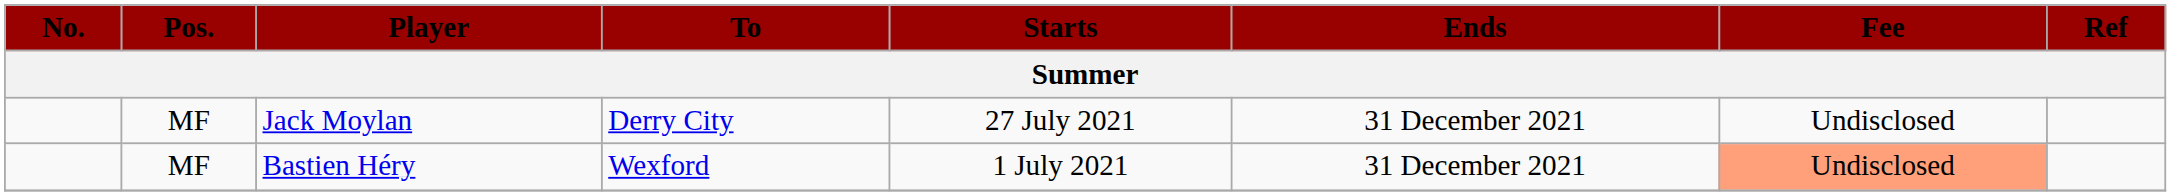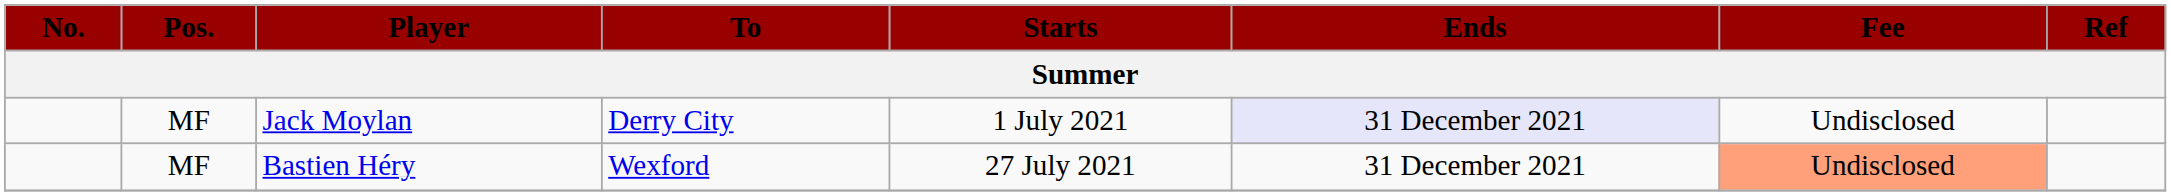(1060, 119) 27 July 2021 -> (1060, 119) 1 July 2021
(1475, 119) no background -> (1475, 119) lavender background
(1060, 166) 1 July 2021 -> (1060, 166) 27 July 2021
